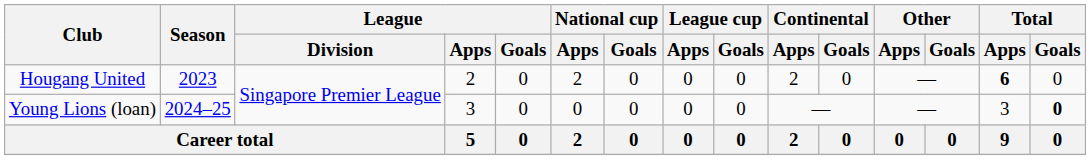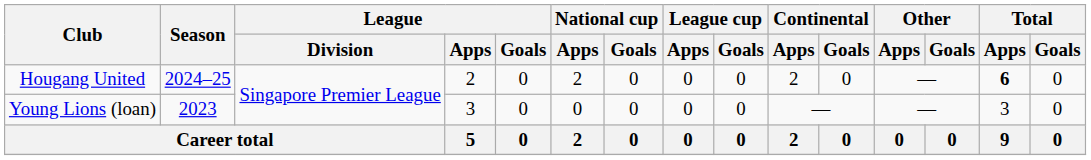(198, 79) 2023 -> (198, 79) 2024–25
(198, 109) 2024–25 -> (198, 109) 2023
(1058, 109) bold -> (1058, 109) normal
